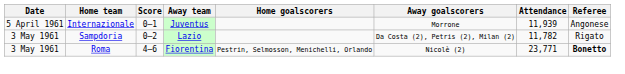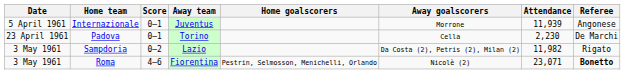+ row: (105, 37)
(543, 37) 11,782 -> (548, 50) 11,982
(543, 50) 23,771 -> (548, 62) 23,071
